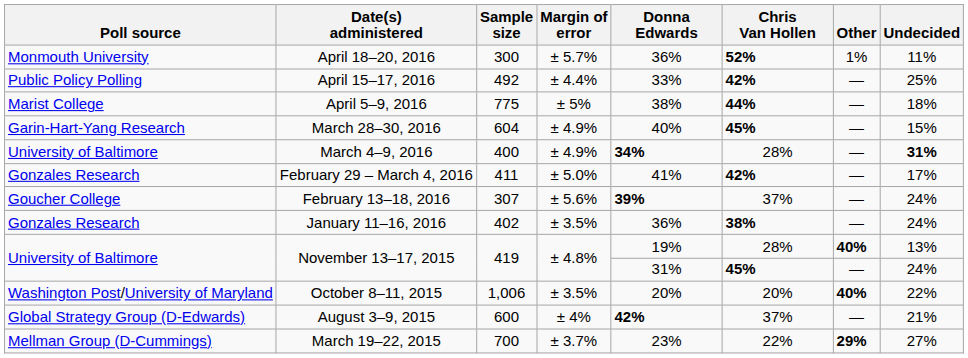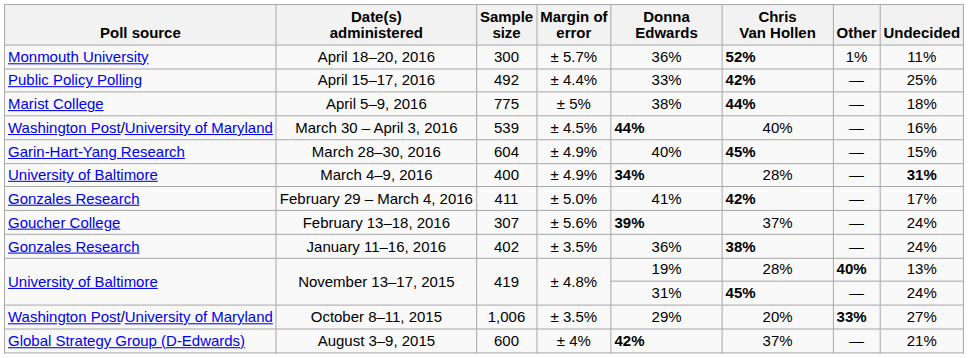+ row: (376, 128)
(667, 294) 20% -> (667, 317) 29%
(852, 294) 40% -> (852, 317) 33%
(922, 294) 22% -> (922, 317) 27%
- row: (376, 341)
